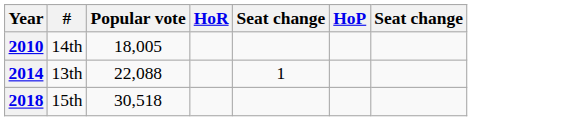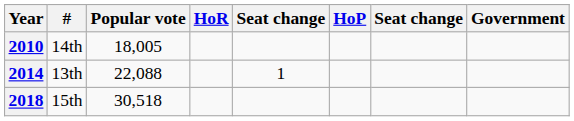+ column: (518, 18)
